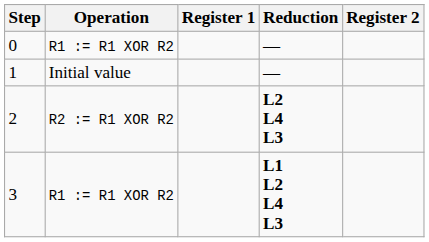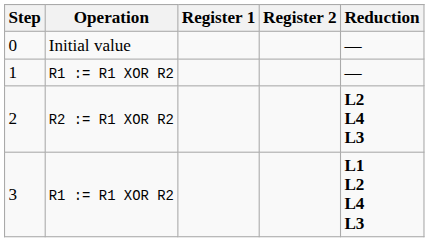columns swapped: (383, 18) <-> (301, 18)
(111, 47) R1 := R1 XOR R2 -> (90, 45) Initial value
(90, 72) Initial value -> (111, 74) R1 := R1 XOR R2
